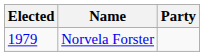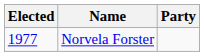(23, 39) 1979 -> (23, 39) 1977
